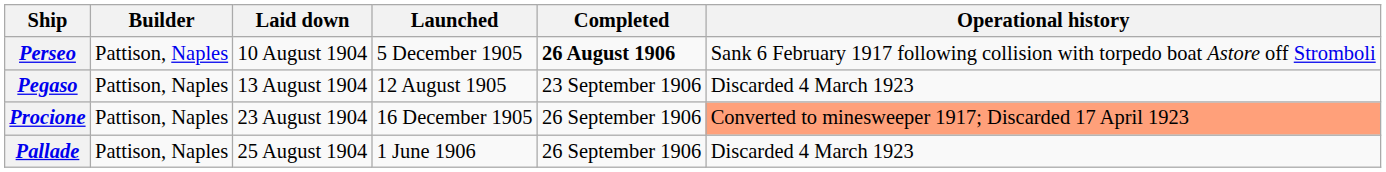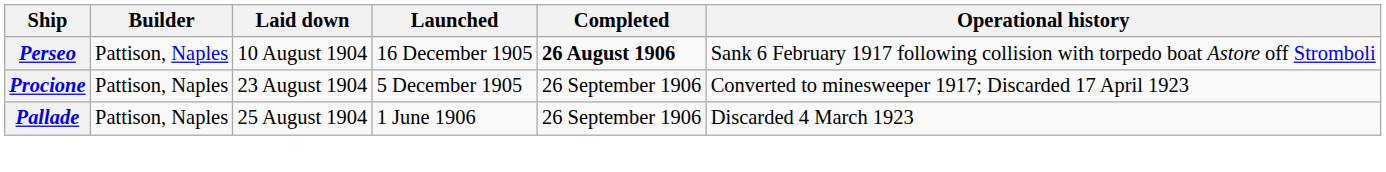(450, 53) 5 December 1905 -> (455, 53) 16 December 1905
- row: (47, 85)
(455, 118) 16 December 1905 -> (450, 85) 5 December 1905
(950, 118) lightsalmon background -> (950, 85) no background
